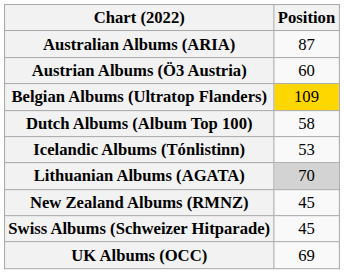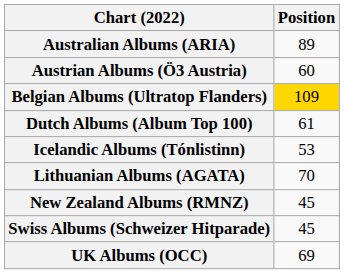(306, 44) 87 -> (306, 44) 89
(306, 123) 58 -> (306, 123) 61
(306, 176) lightgrey background -> (306, 176) no background
